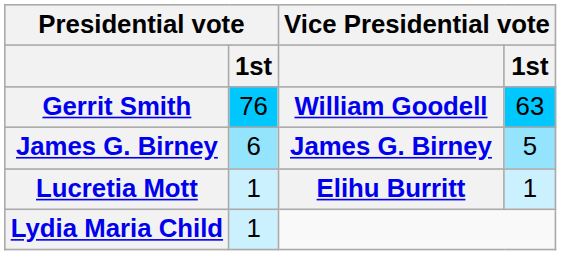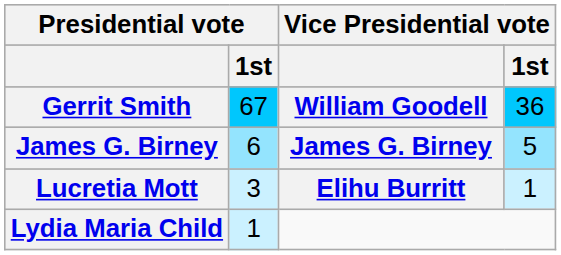(254, 106) 76 -> (254, 106) 67
(530, 106) 63 -> (530, 106) 36
(254, 188) 1 -> (254, 188) 3
